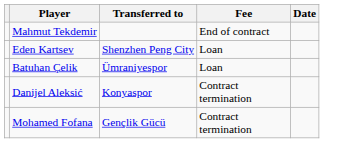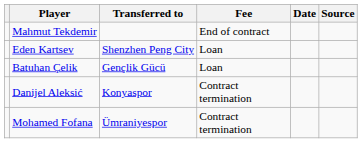+ column: (338, 13)
(134, 67) Ümraniyespor -> (134, 67) Gençlik Gücü
(134, 122) Gençlik Gücü -> (134, 122) Ümraniyespor
